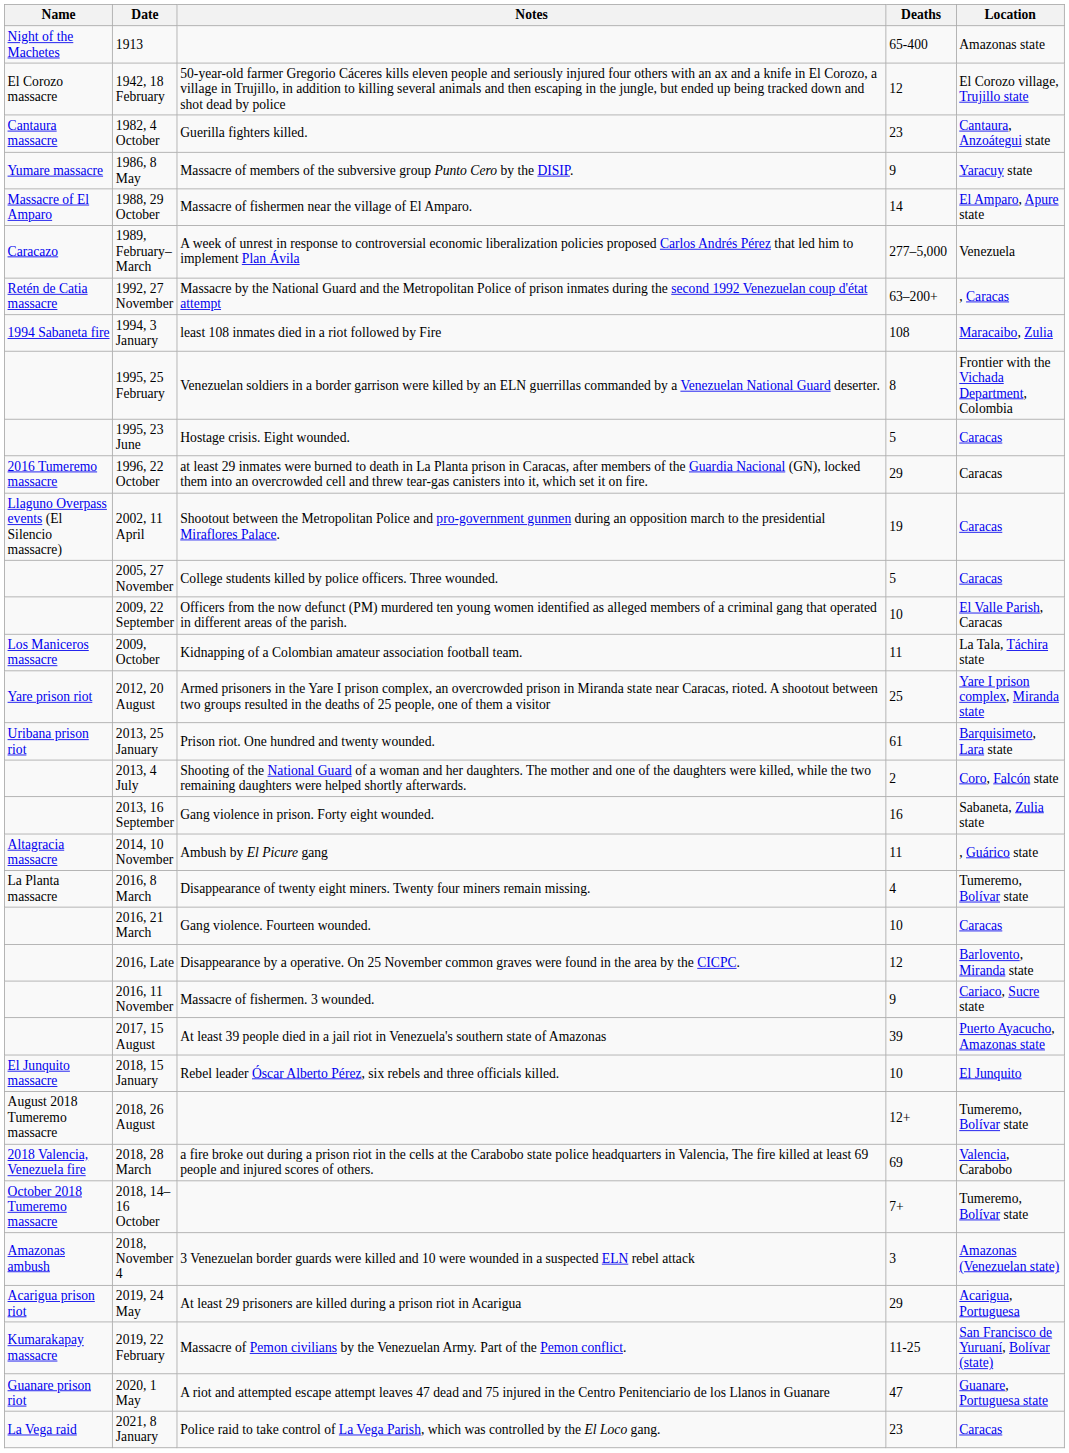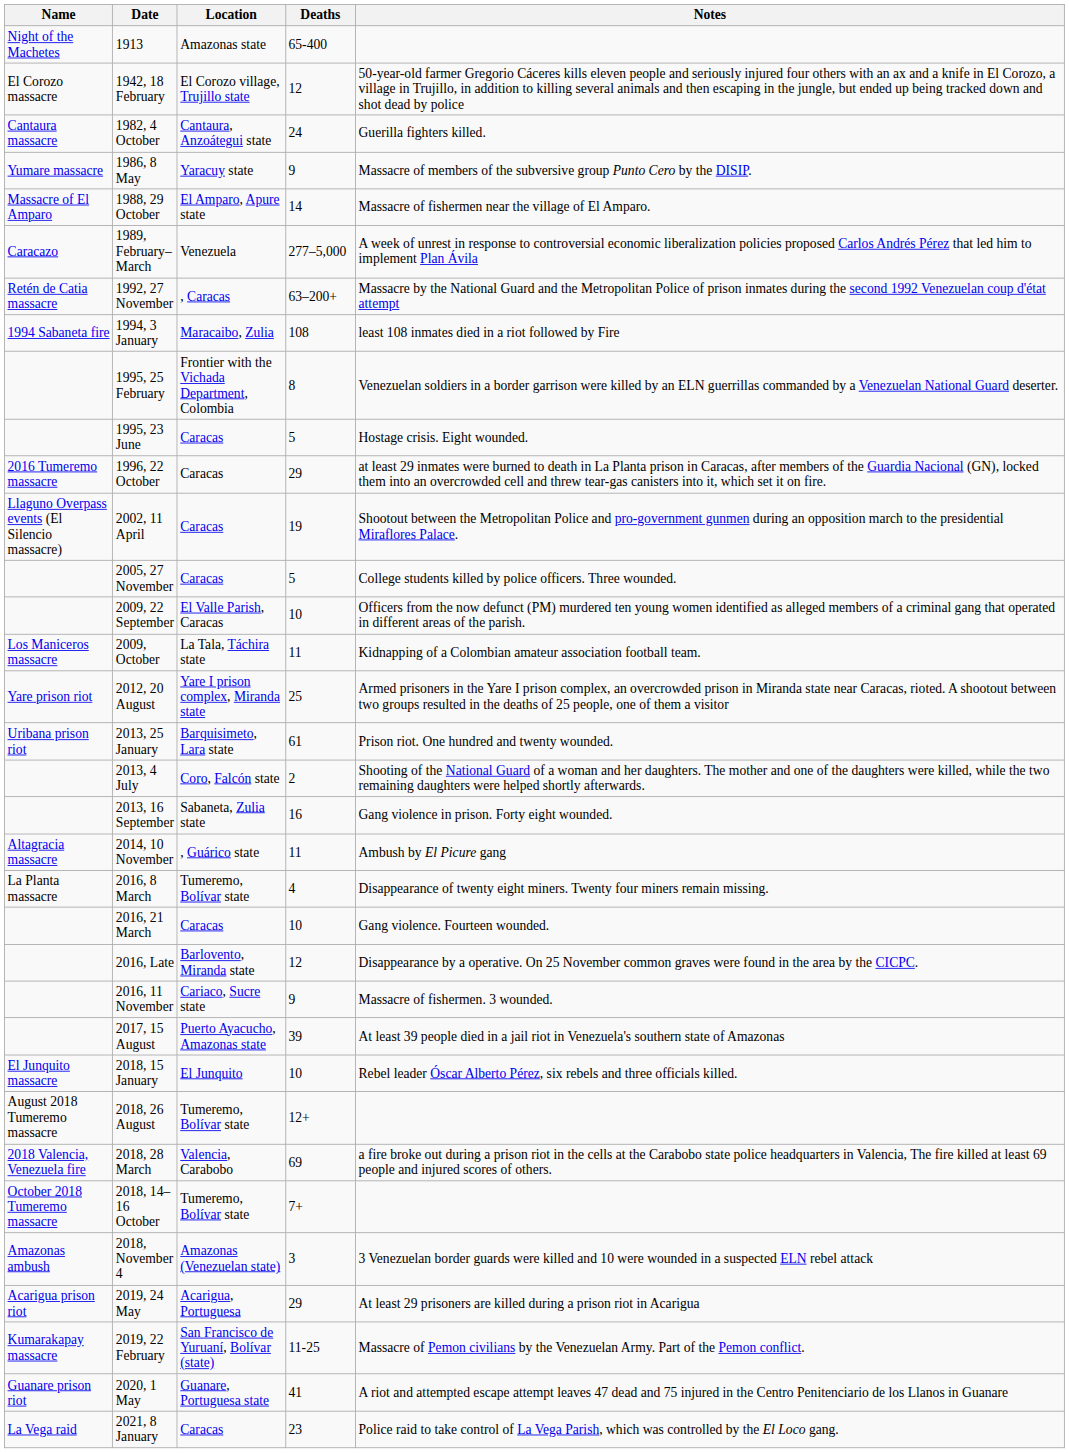columns swapped: (1010, 15) <-> (532, 15)
(896, 133) 23 -> (295, 133) 24
(896, 1392) 47 -> (295, 1392) 41
